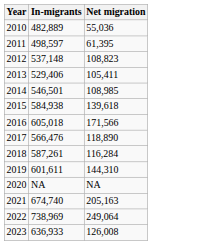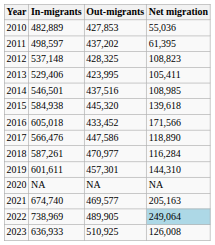+ column: (115, 12)
(102, 216) no background -> (165, 216) lightblue background
